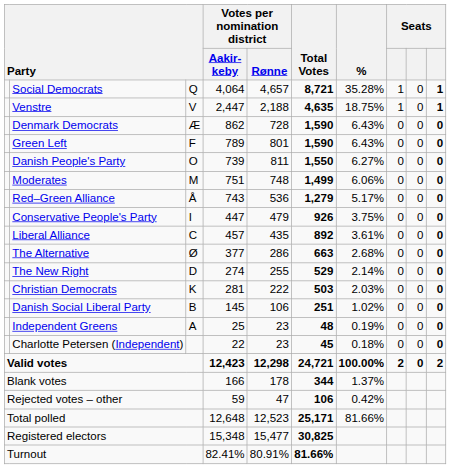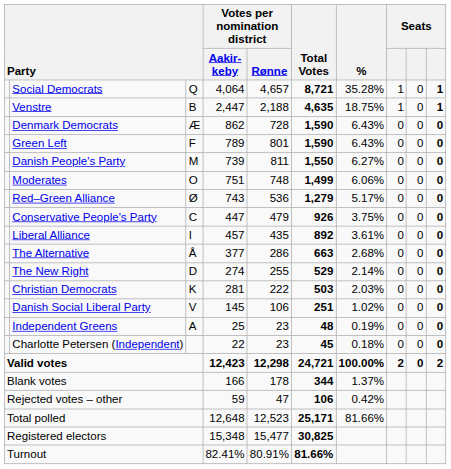(192, 107) V -> (192, 107) B
(193, 162) O -> (193, 162) M
(193, 180) M -> (193, 180) O
(192, 198) Å -> (193, 198) Ø
(190, 216) I -> (193, 216) C
(193, 235) C -> (190, 235) I
(193, 253) Ø -> (192, 253) Å
(192, 308) B -> (192, 308) V
